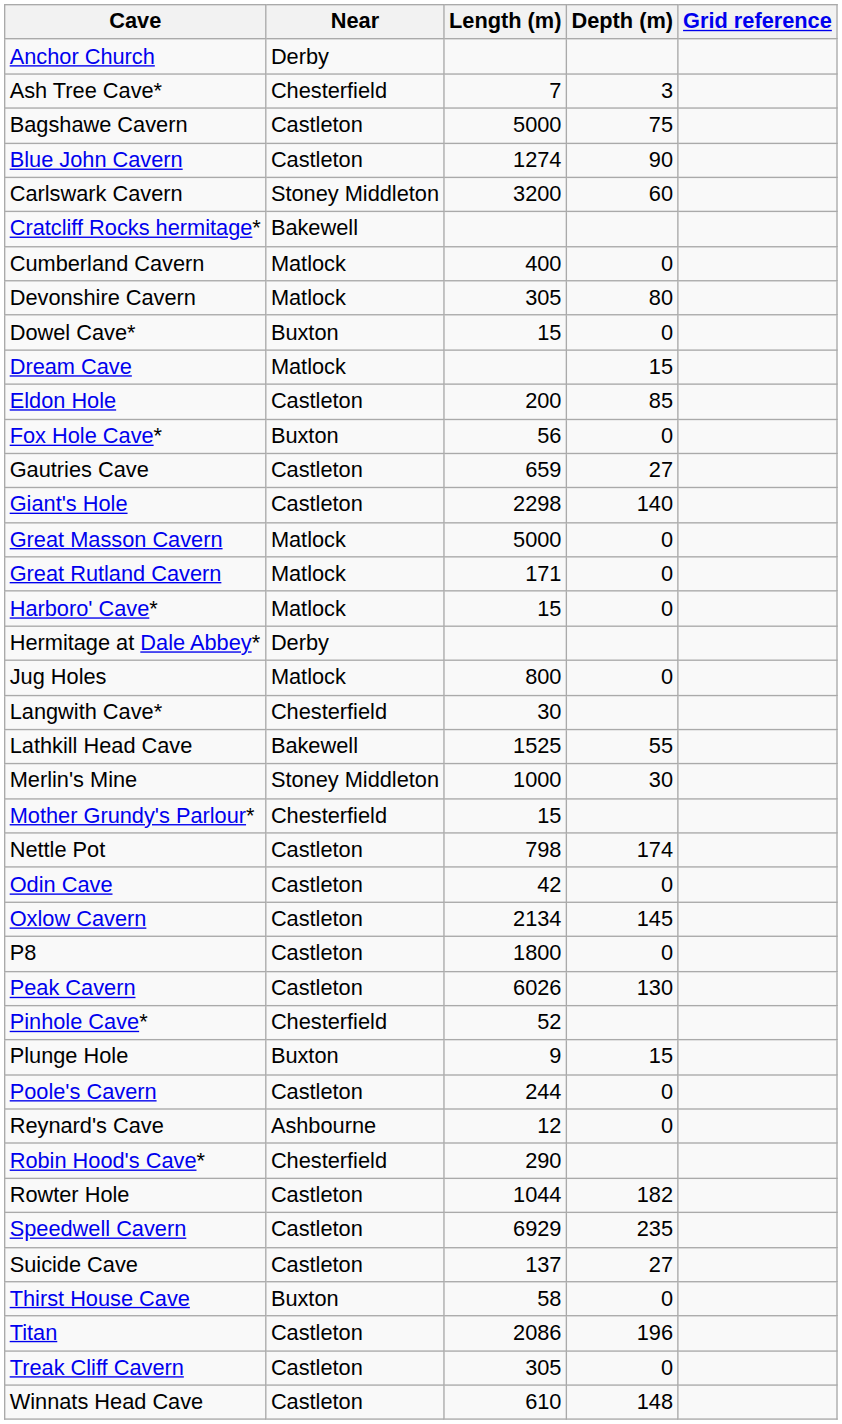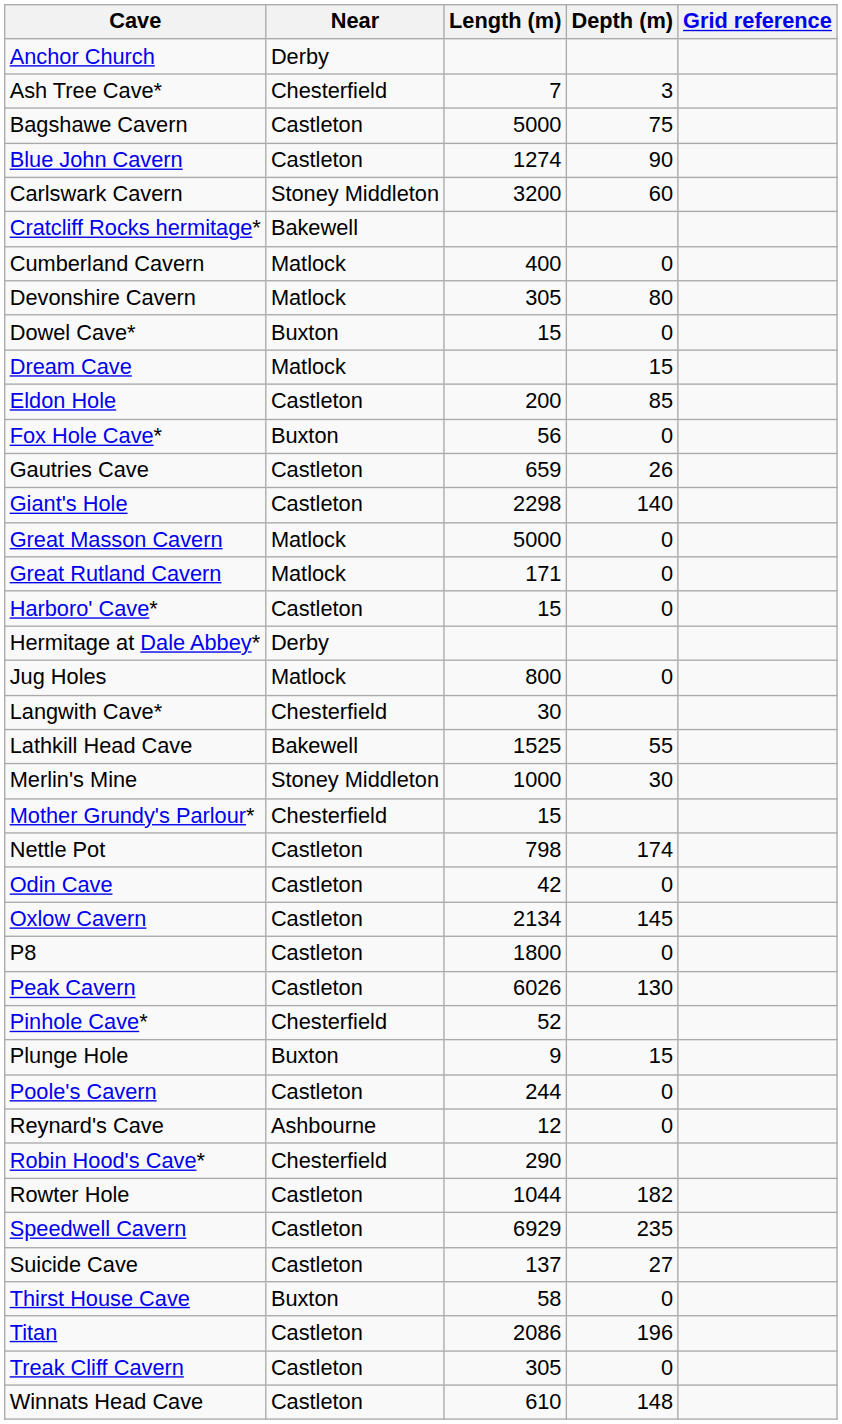(661, 470) 27 -> (661, 470) 26
(308, 608) Matlock -> (317, 608) Castleton
